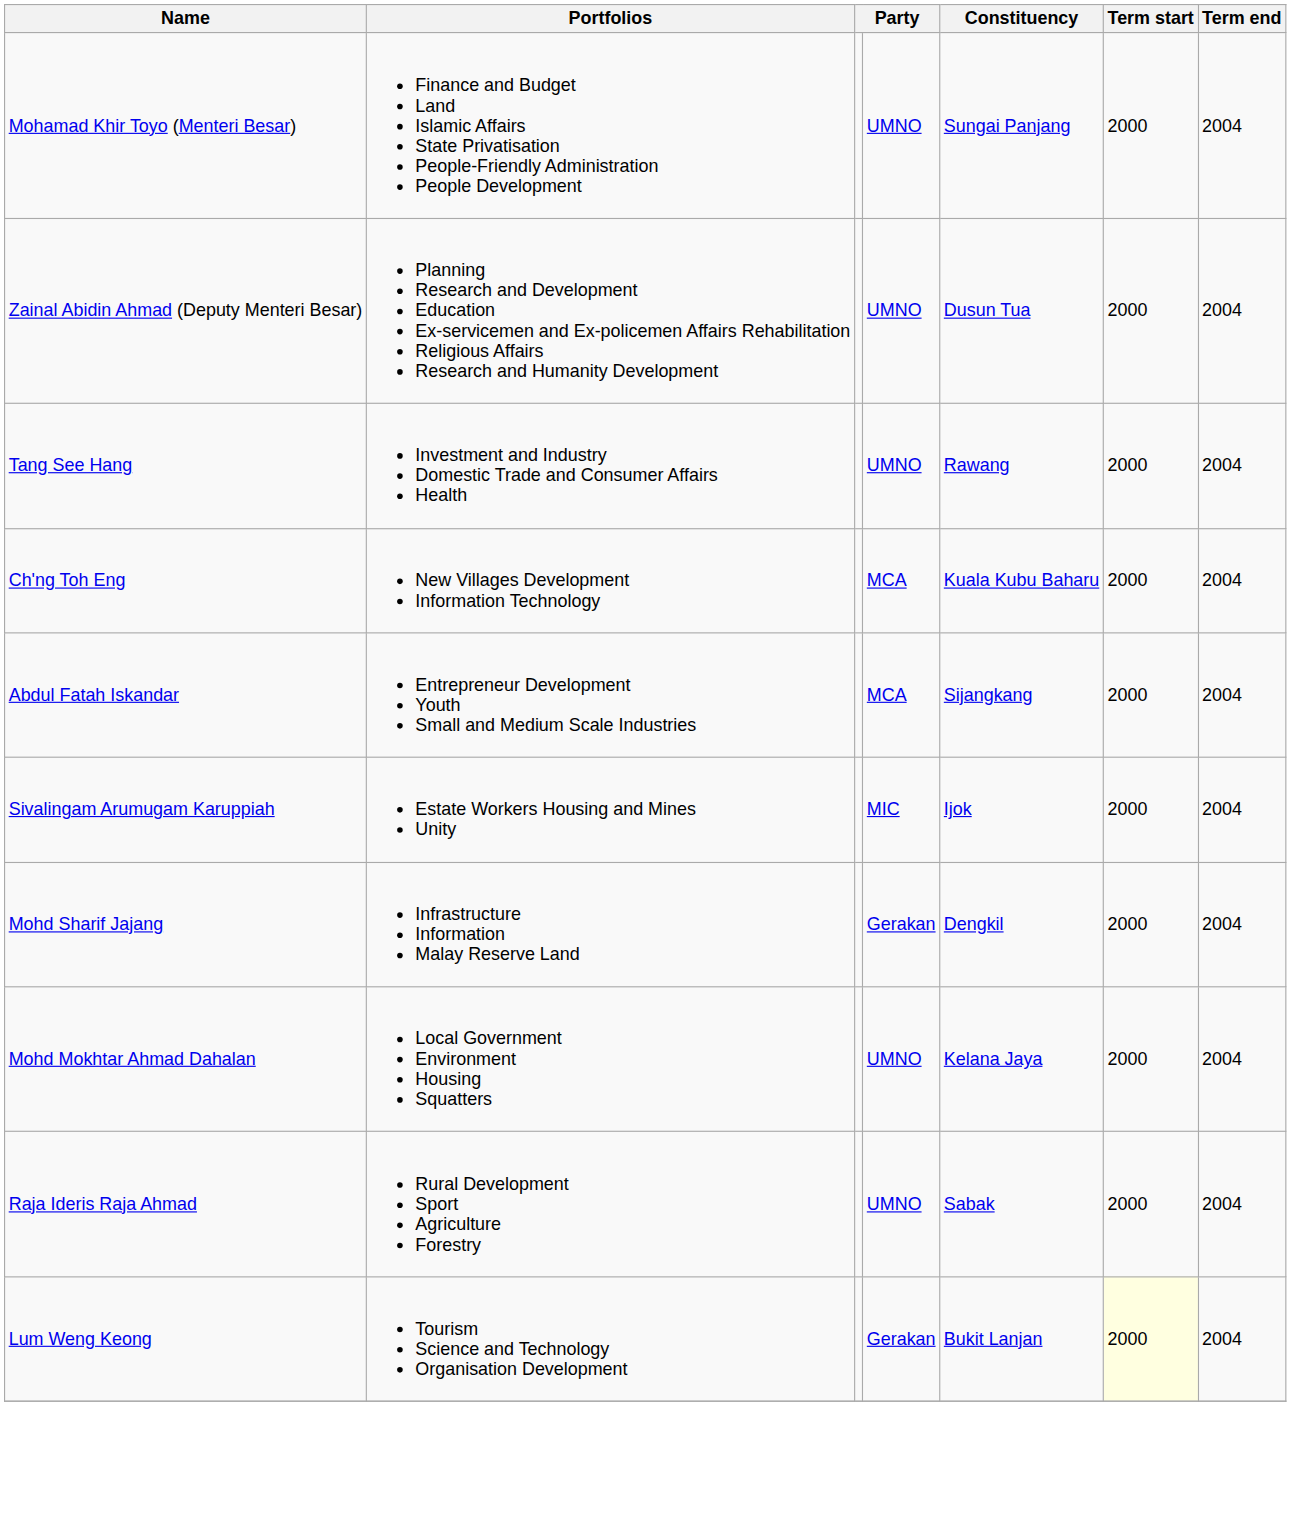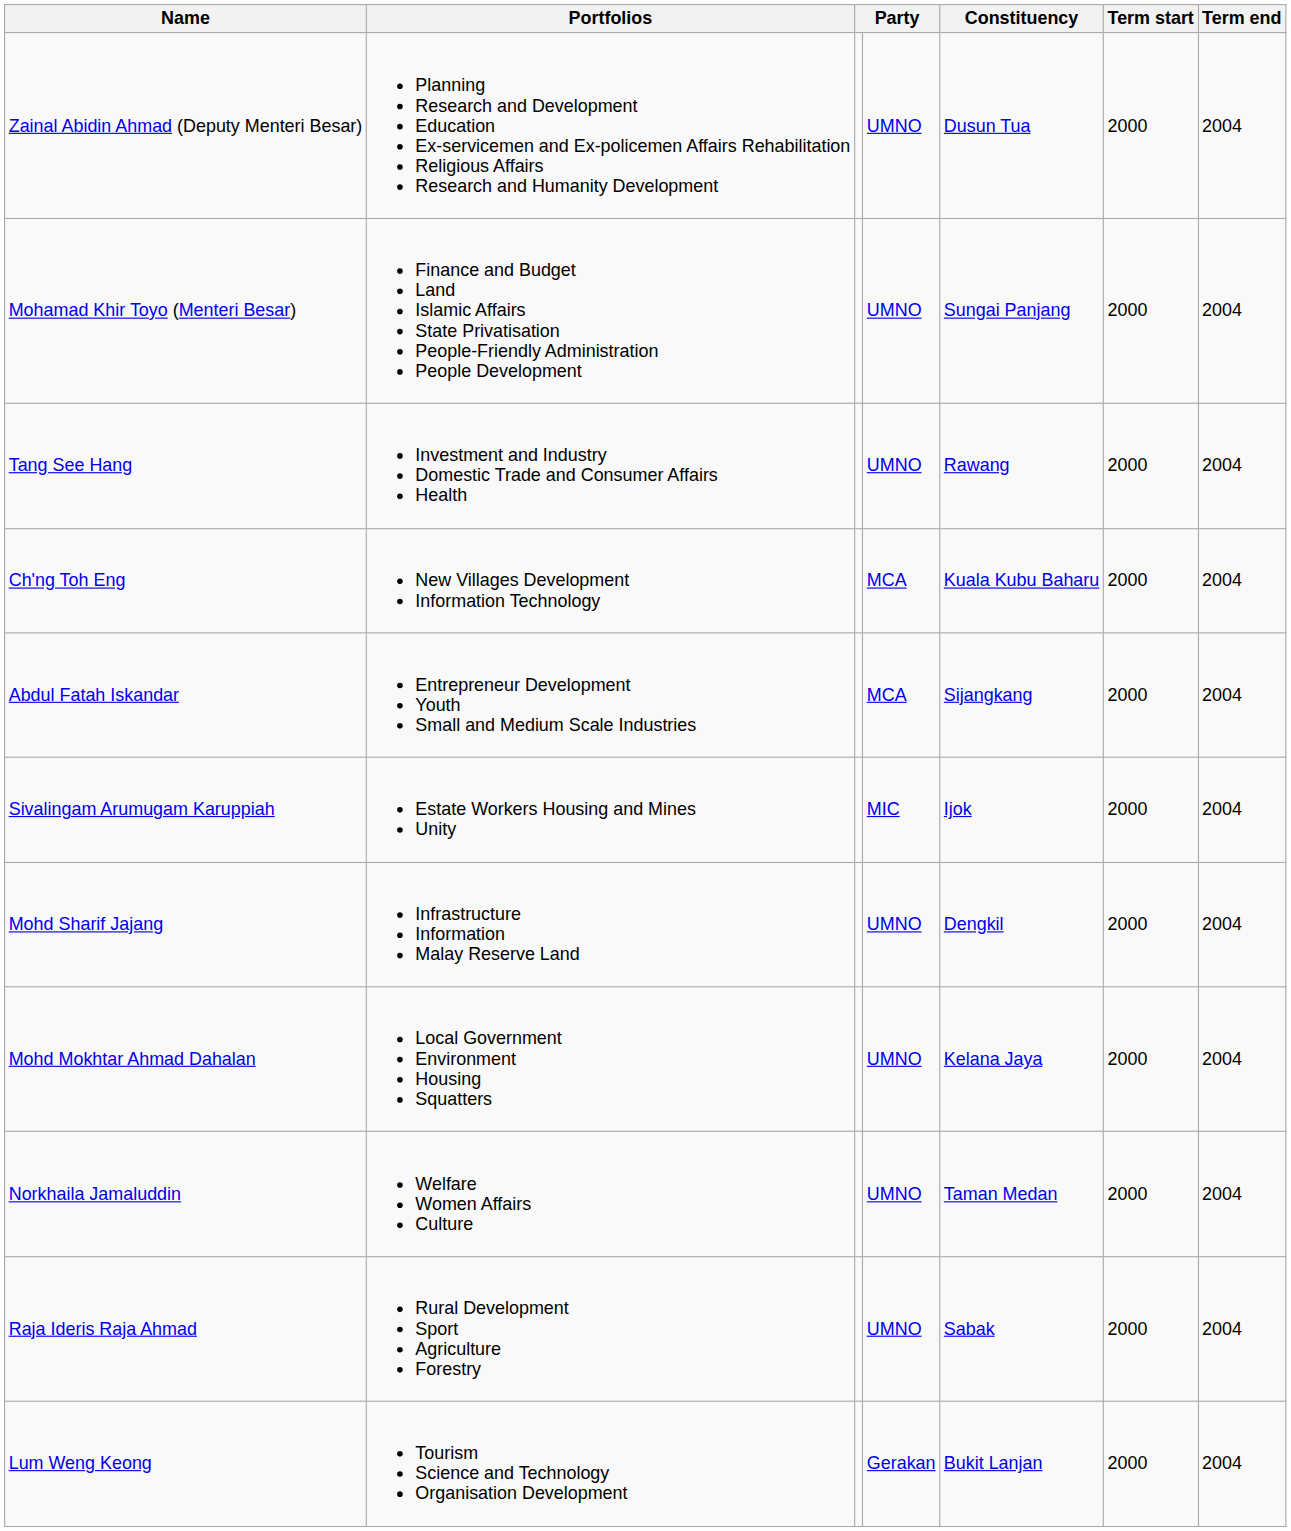rows swapped: (152, 125) <-> (185, 310)
(901, 924) Gerakan -> (894, 924) UMNO
+ row: (95, 1194)
(1127, 1338) lightyellow background -> (1127, 1463) no background
